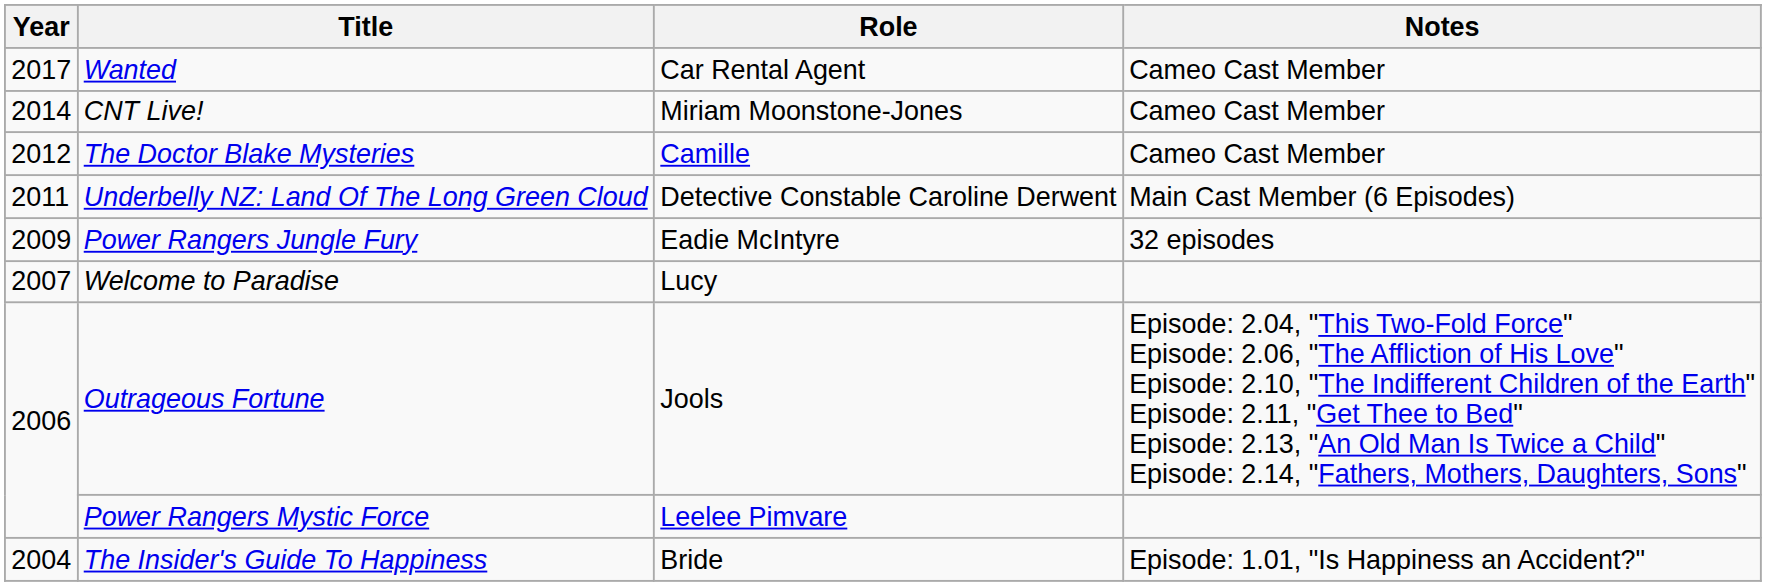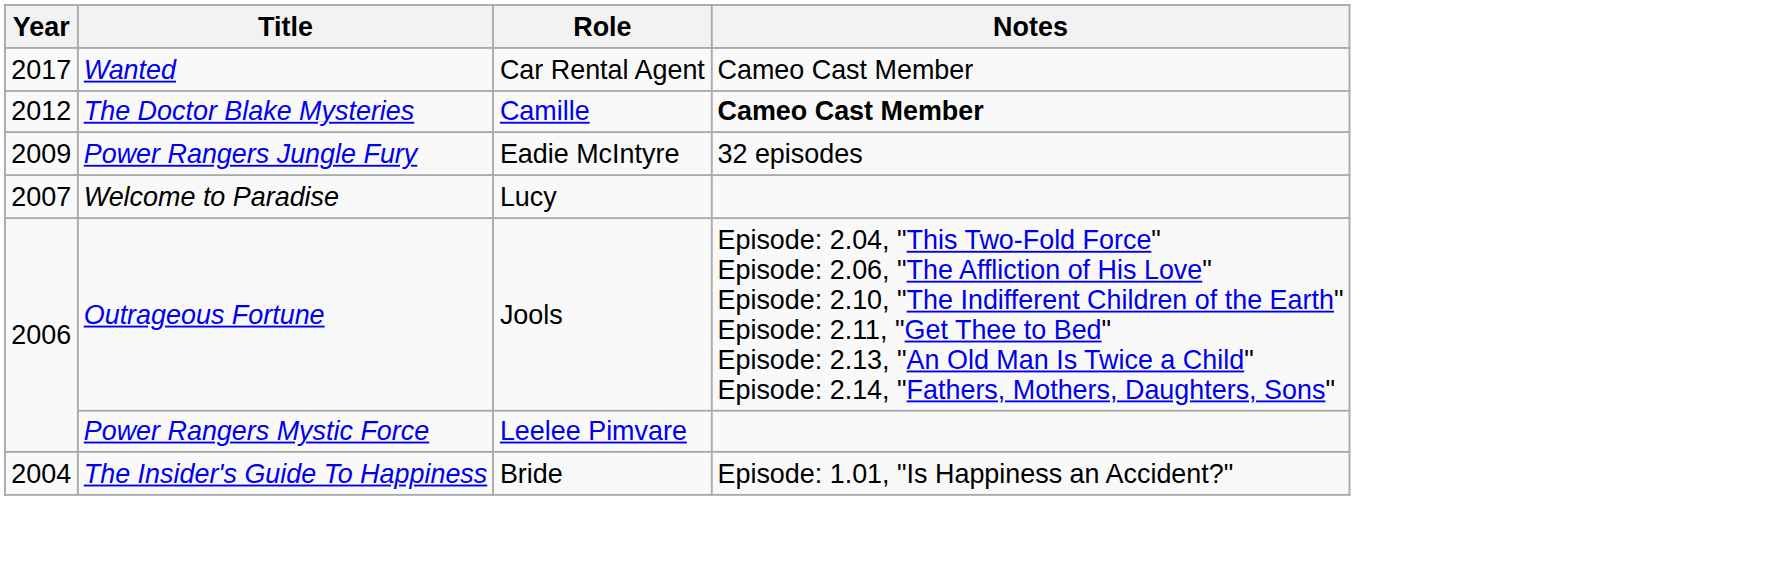- row: (144, 112)
(1257, 154) normal -> (851, 112) bold
- row: (366, 197)
